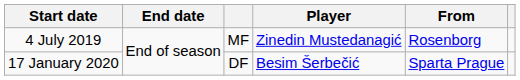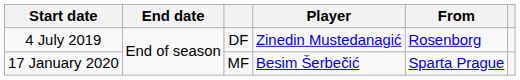(238, 39) MF -> (238, 39) DF
(238, 63) DF -> (238, 63) MF
